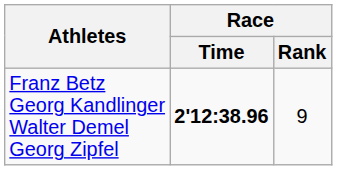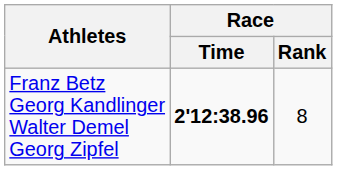(302, 117) 9 -> (302, 117) 8
